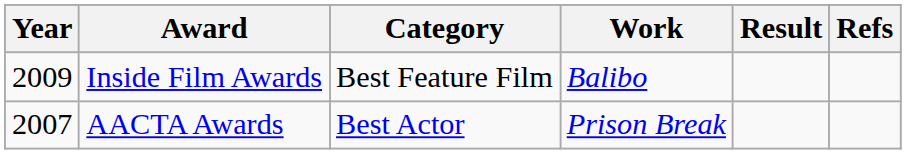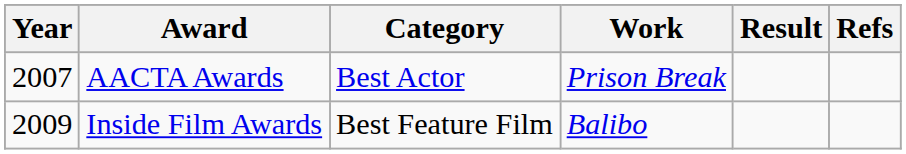rows swapped: (185, 124) <-> (204, 76)
